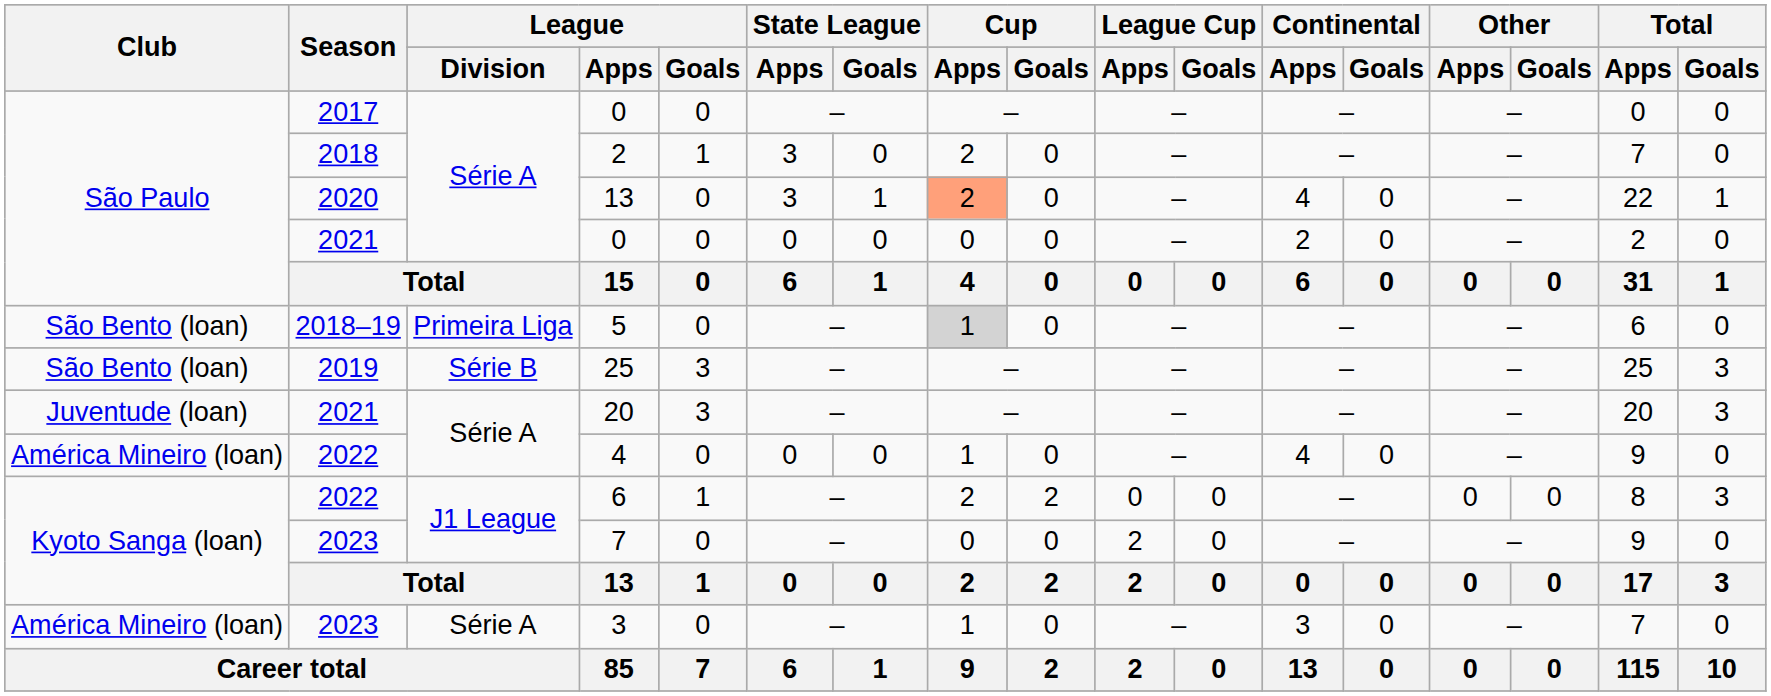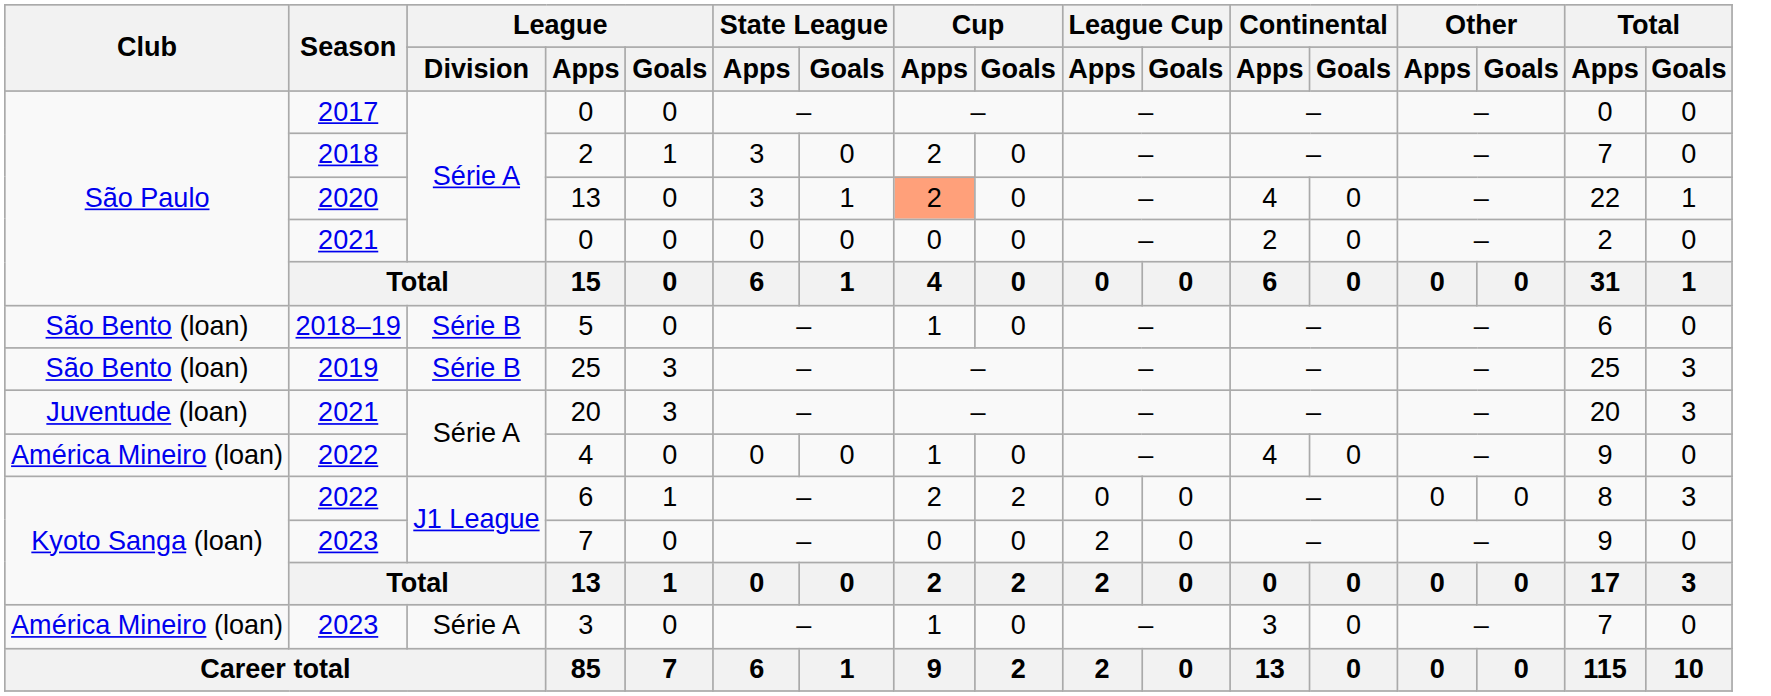(493, 326) Primeira Liga -> (476, 326) Série B
(967, 326) lightgrey background -> (934, 326) no background
